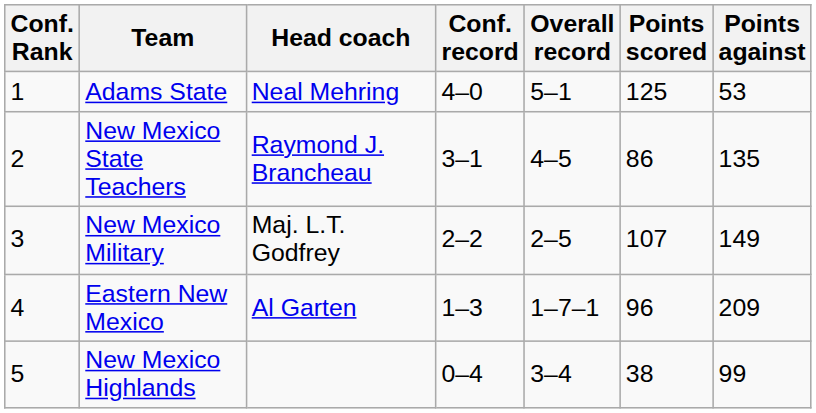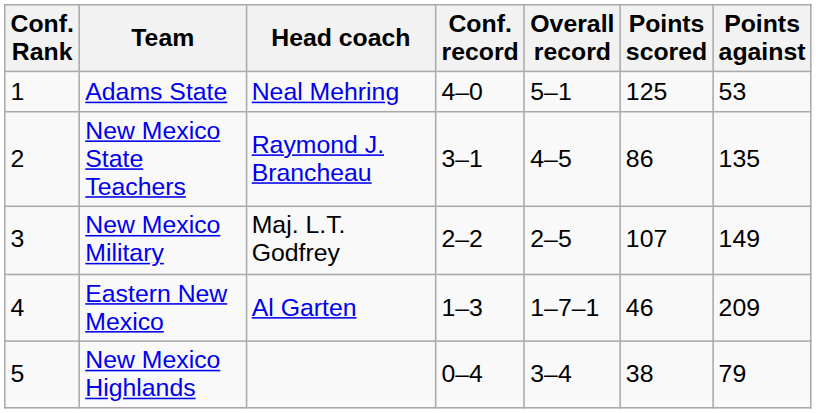(640, 307) 96 -> (640, 307) 46
(732, 374) 99 -> (732, 374) 79
